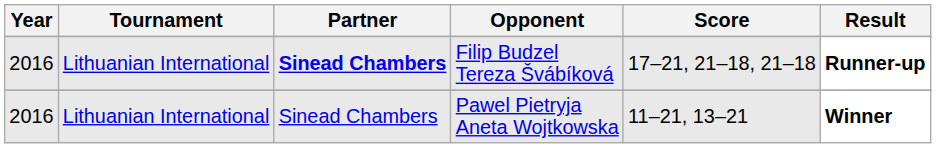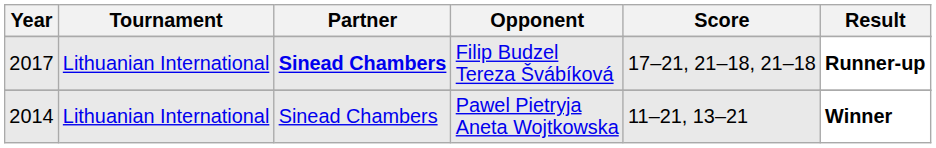(31, 63) 2016 -> (31, 63) 2017
(31, 117) 2016 -> (31, 117) 2014
